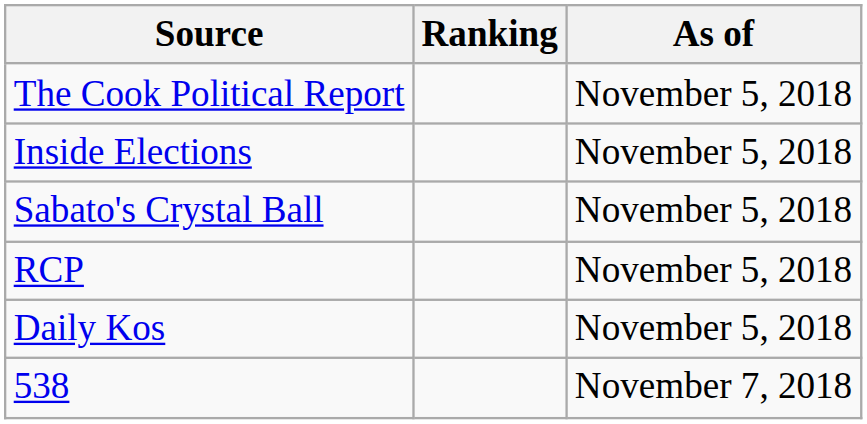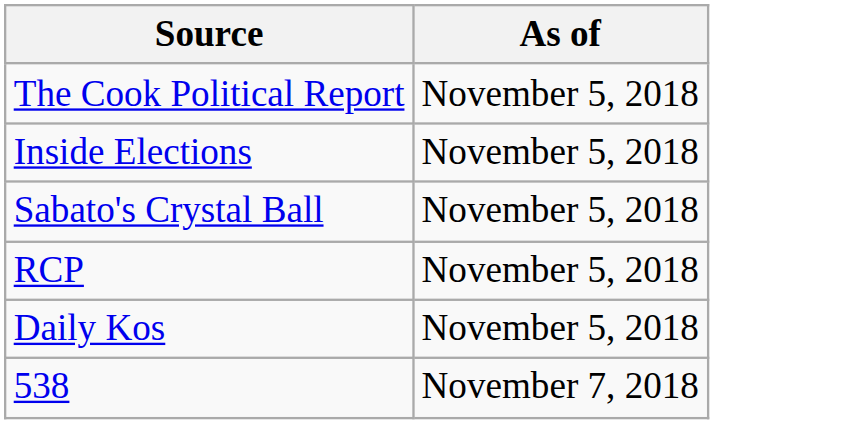- column: (490, 33)
